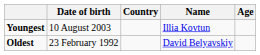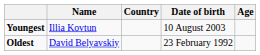columns swapped: (198, 12) <-> (84, 12)
